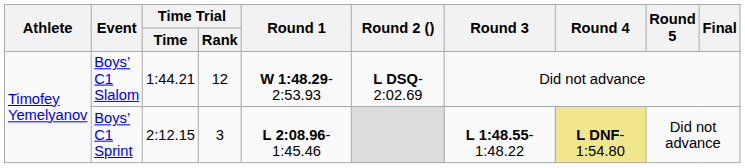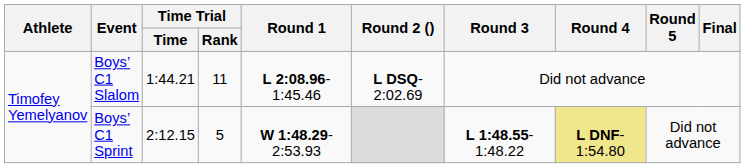(220, 79) 12 -> (220, 79) 11
(296, 87) W 1:48.29-2:53.93 -> (296, 87) L 2:08.96-1:45.46
(220, 135) 3 -> (220, 135) 5
(296, 143) L 2:08.96-1:45.46 -> (296, 143) W 1:48.29-2:53.93
